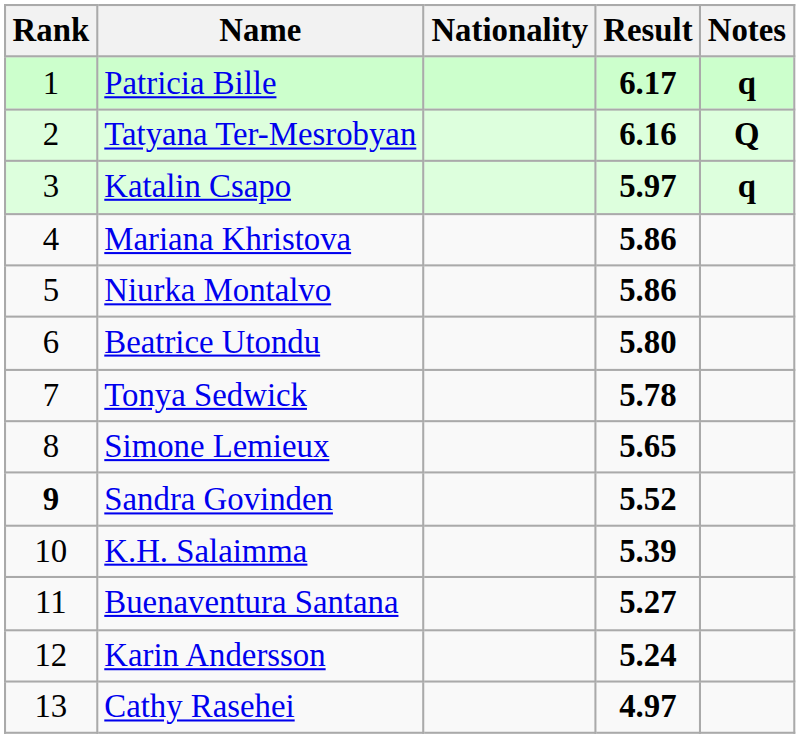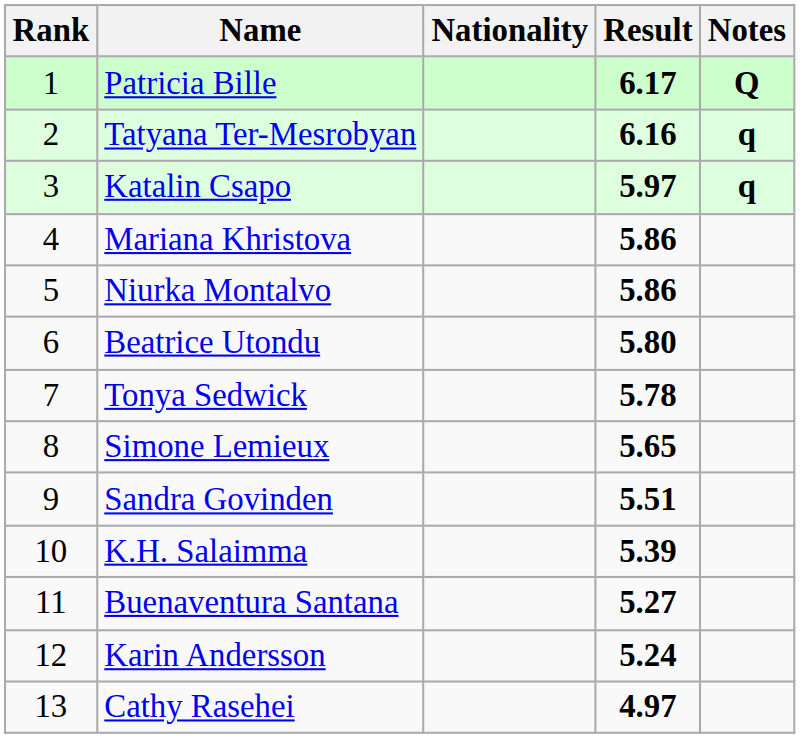(747, 82) q -> (747, 82) Q
(747, 134) Q -> (747, 134) q
(51, 498) bold -> (51, 498) normal
(648, 498) 5.52 -> (648, 498) 5.51
